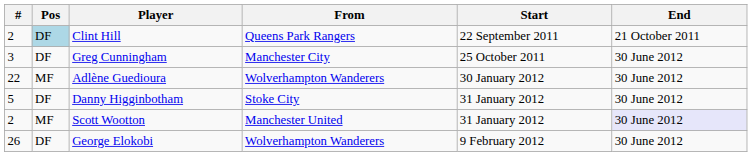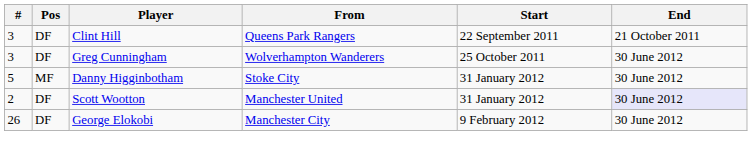(11, 36) 2 -> (11, 36) 3
(43, 36) lightblue background -> (43, 36) no background
(287, 57) Manchester City -> (315, 57) Wolverhampton Wanderers
- row: (119, 78)
(43, 99) DF -> (44, 78) MF
(44, 120) MF -> (43, 99) DF
(315, 141) Wolverhampton Wanderers -> (287, 120) Manchester City
